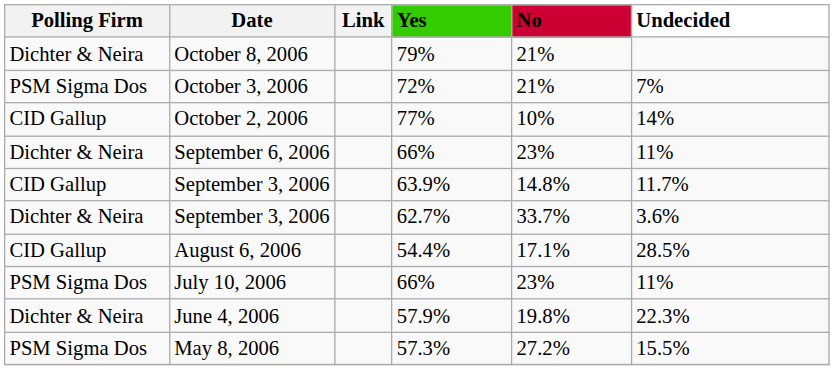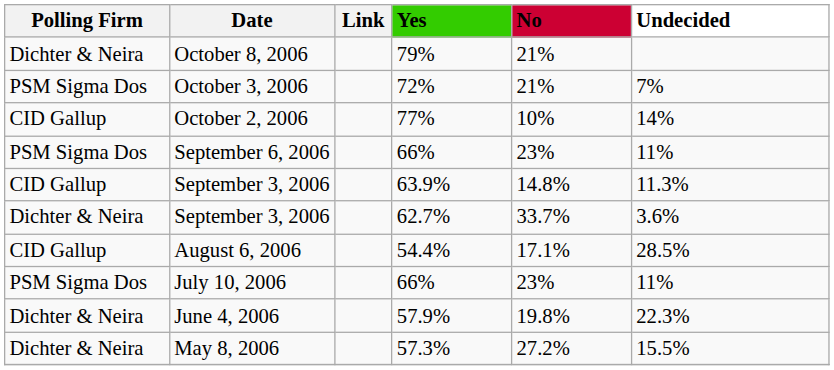(76, 151) Dichter & Neira -> (78, 151) PSM Sigma Dos
(663, 184) 11.7% -> (663, 184) 11.3%
(78, 348) PSM Sigma Dos -> (76, 348) Dichter & Neira
